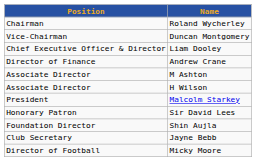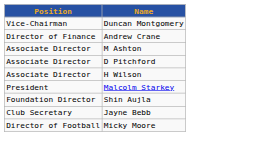- row: (207, 23)
- row: (195, 49)
+ row: (130, 62)
- row: (202, 112)
